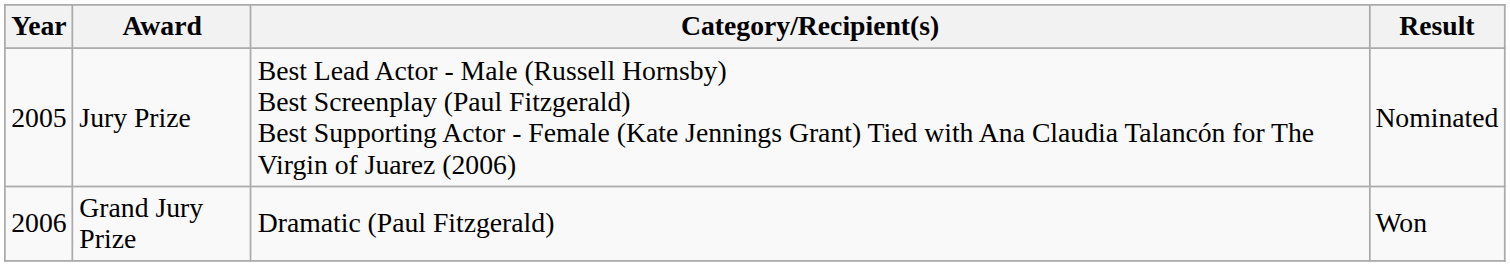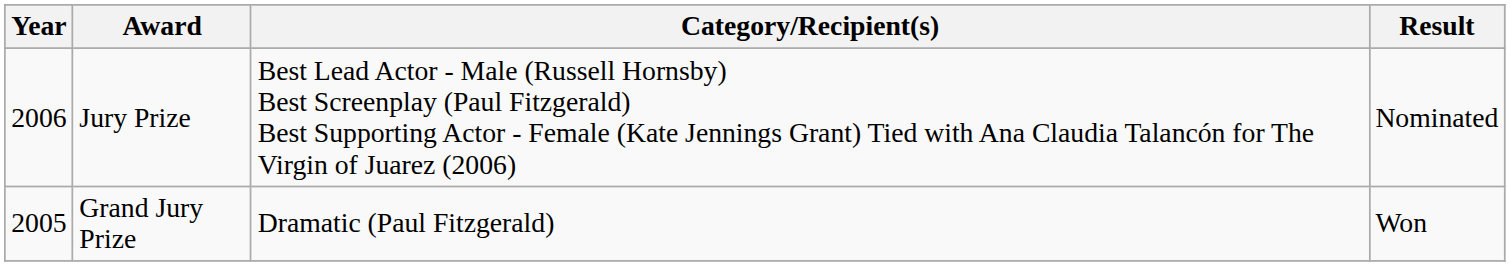(39, 117) 2005 -> (39, 117) 2006
(39, 223) 2006 -> (39, 223) 2005
